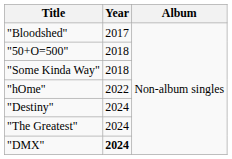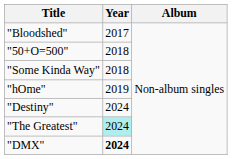(117, 88) 2022 -> (117, 88) 2019
(117, 126) no background -> (117, 126) paleturquoise background
